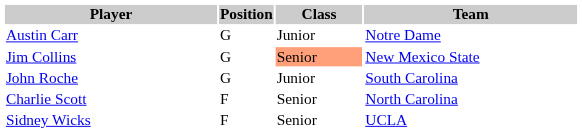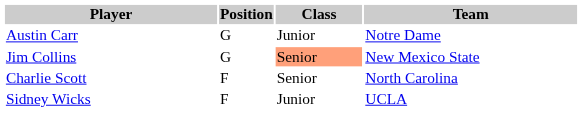- row: (42, 77)
(297, 120) Senior -> (296, 99) Junior
